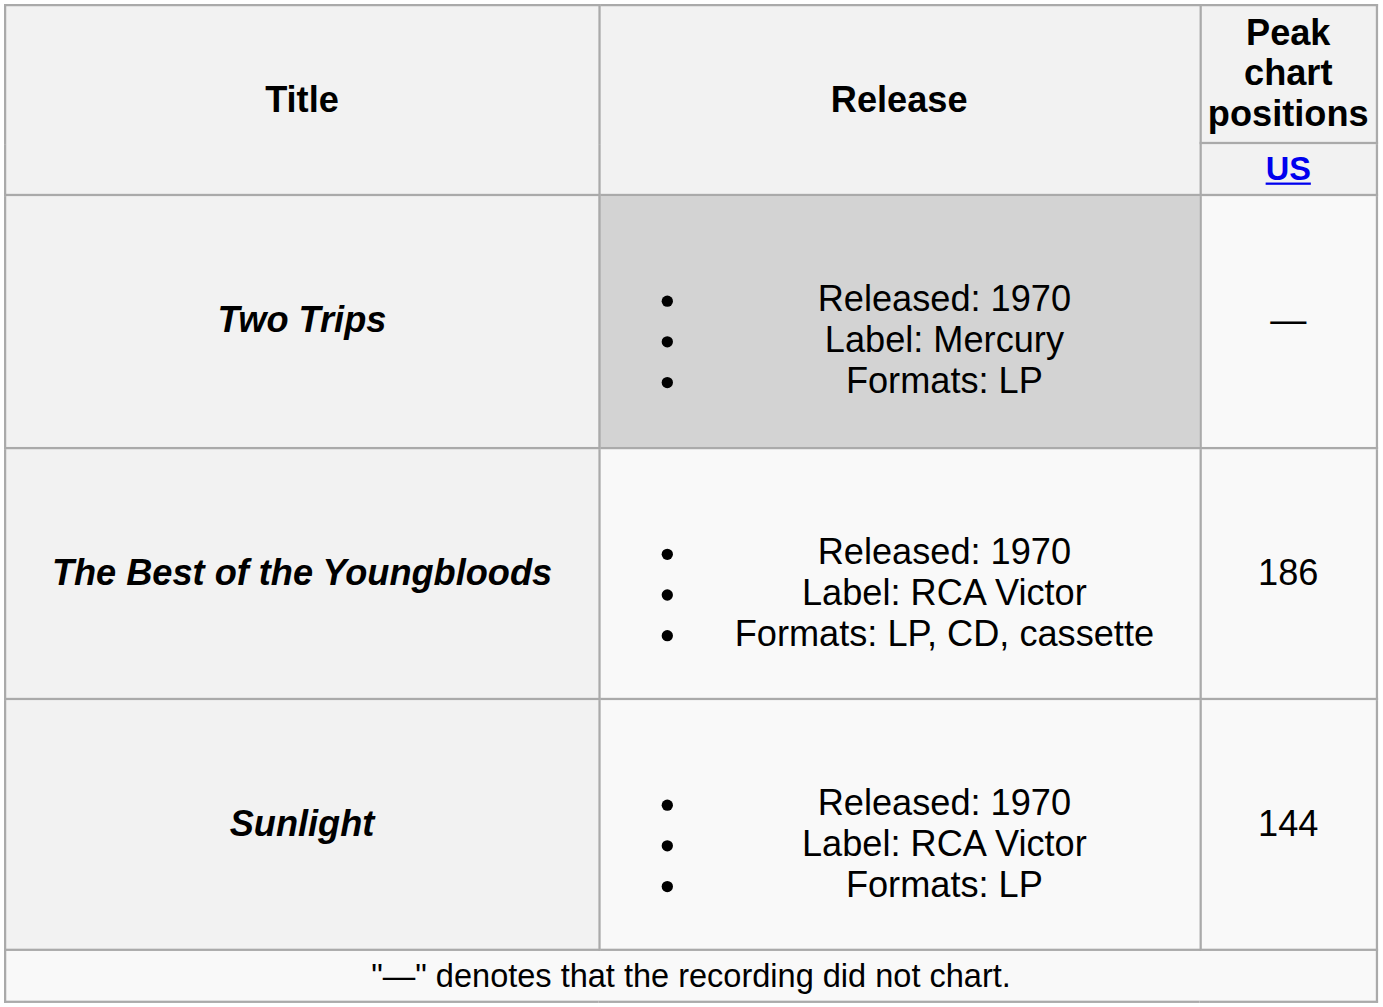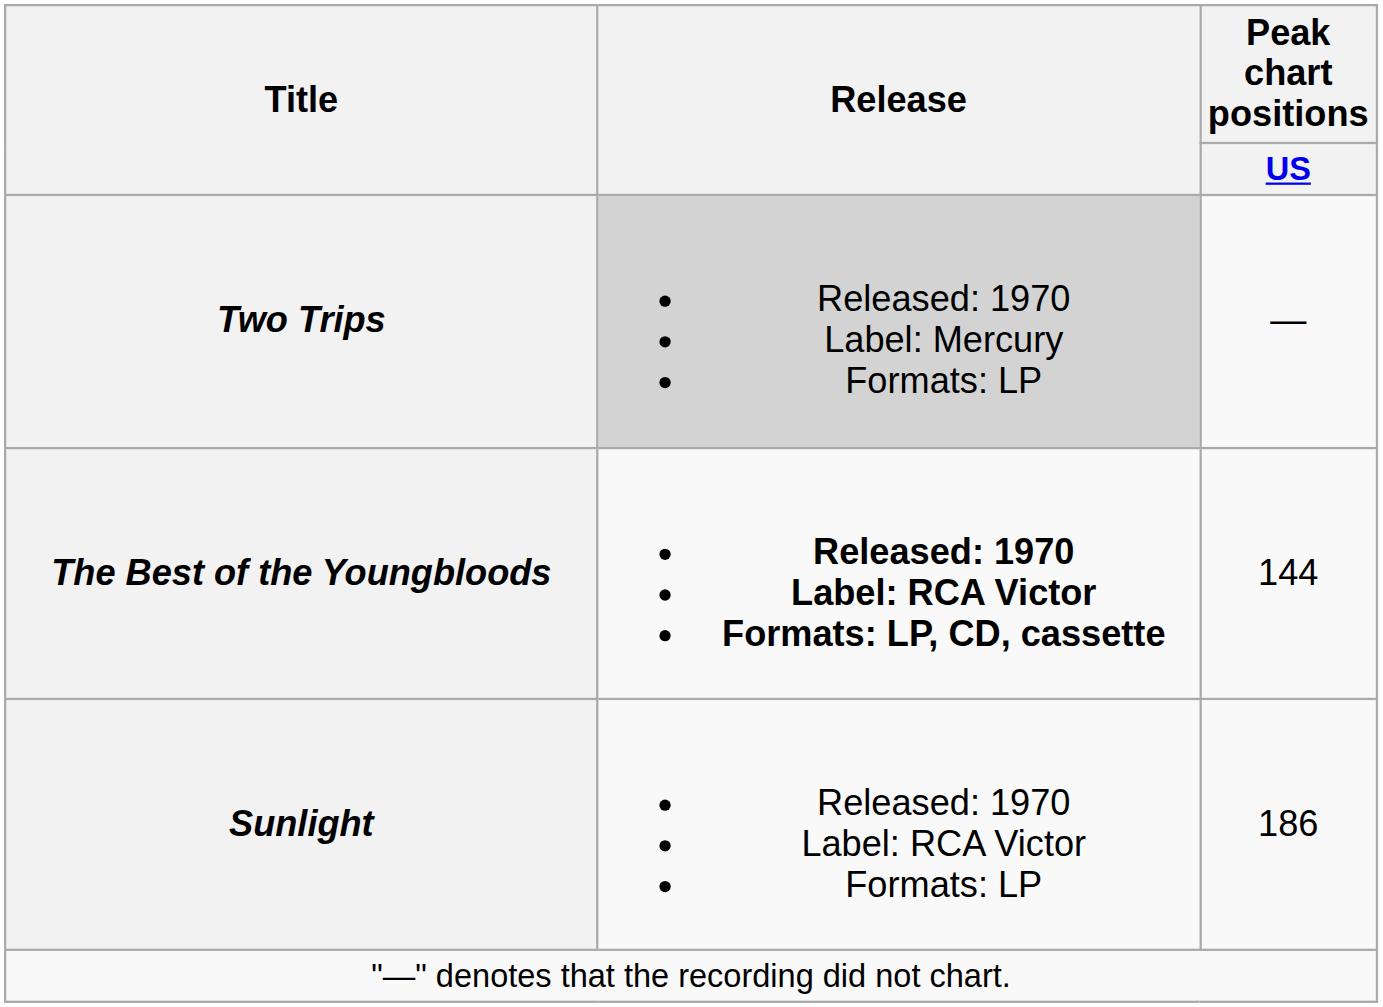(899, 593) normal -> (899, 593) bold
(1288, 572) 186 -> (1288, 572) 144
(1288, 823) 144 -> (1288, 823) 186
